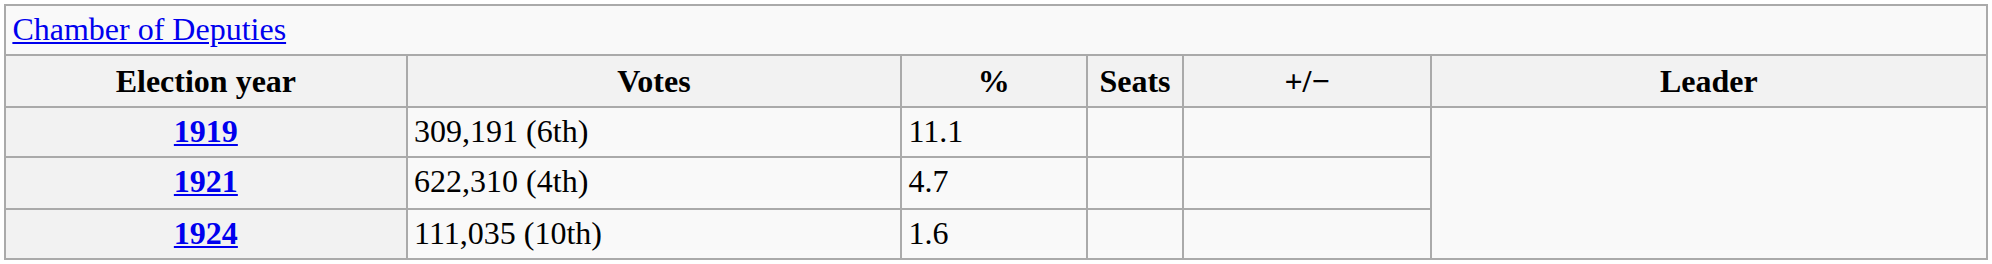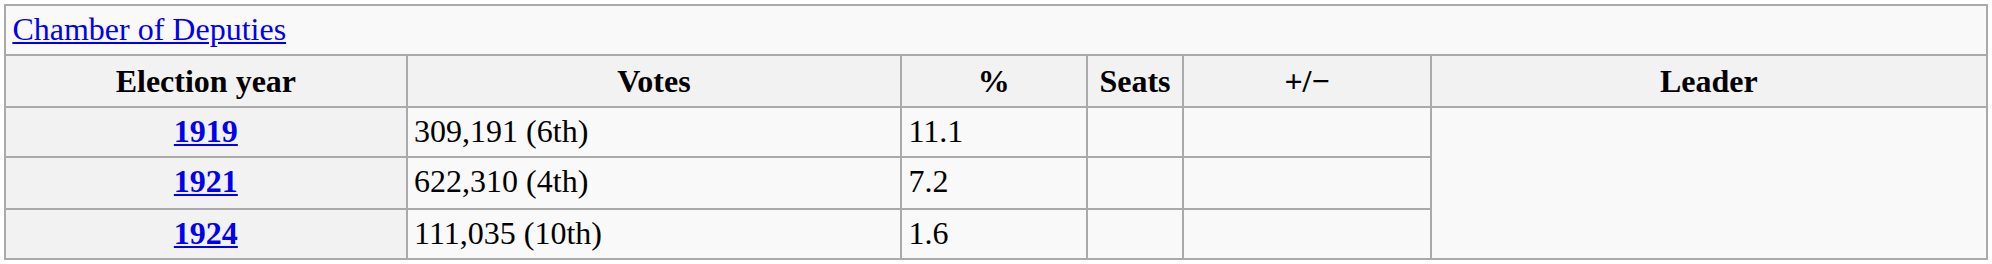(928, 182) 4.7 -> (928, 182) 7.2
